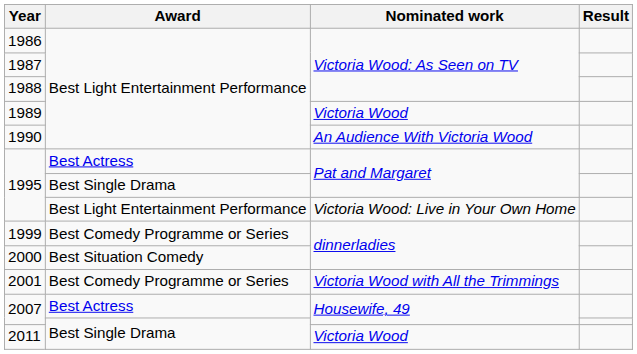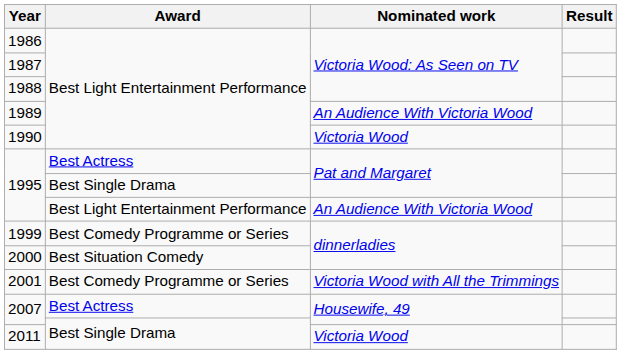(361, 112) Victoria Wood -> (423, 112) An Audience With Victoria Wood
(423, 137) An Audience With Victoria Wood -> (361, 137) Victoria Wood
(445, 209) Victoria Wood: Live in Your Own Home -> (423, 209) An Audience With Victoria Wood
